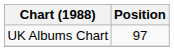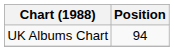(140, 35) 97 -> (140, 35) 94
